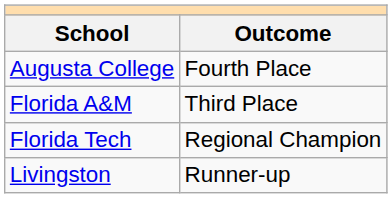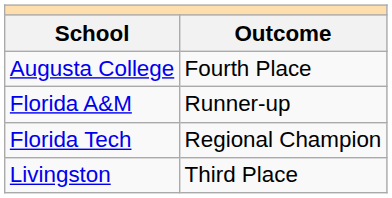(241, 104) Third Place -> (238, 104) Runner-up
(238, 175) Runner-up -> (241, 175) Third Place
